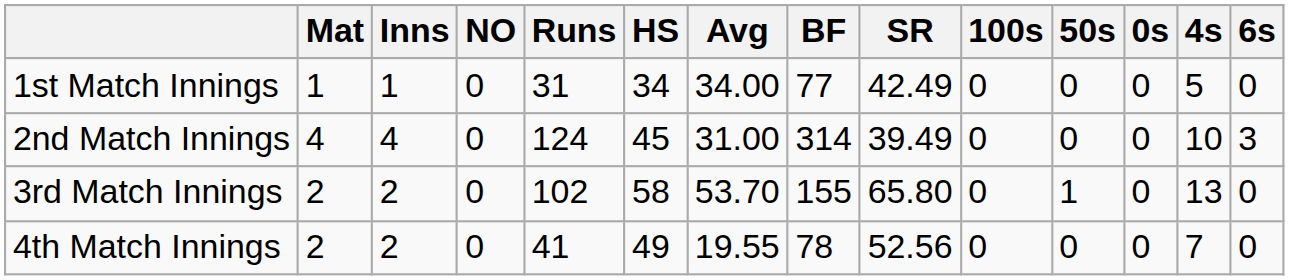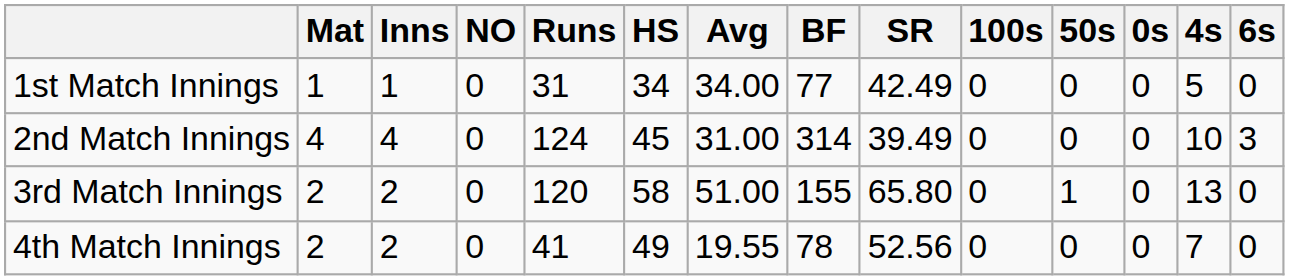(560, 192) 102 -> (560, 192) 120
(737, 192) 53.70 -> (737, 192) 51.00
